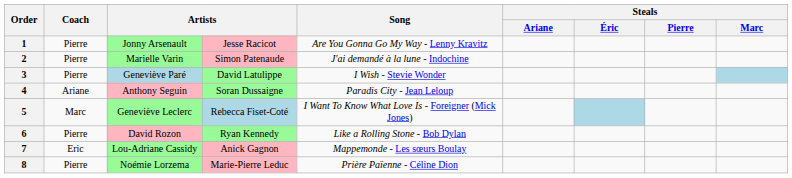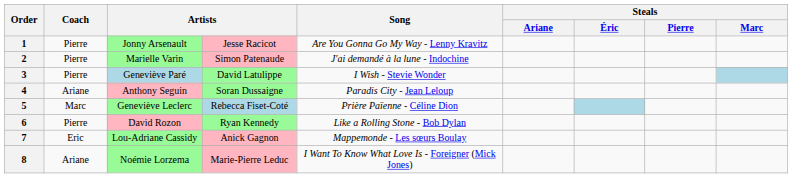(400, 112) I Want To Know What Love Is - Foreigner (Mick Jones) -> (400, 106) Prière Païenne - Céline Dion
(75, 165) Pierre -> (75, 159) Ariane
(400, 165) Prière Païenne - Céline Dion -> (400, 159) I Want To Know What Love Is - Foreigner (Mick Jones)
